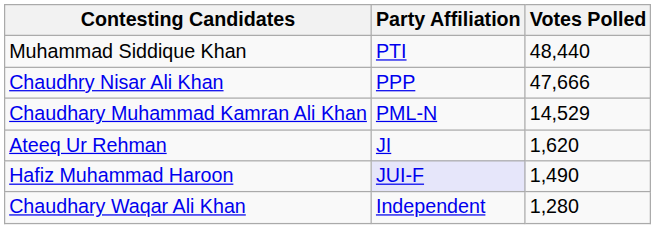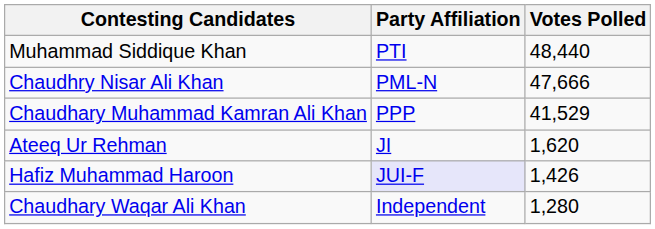(396, 82) PPP -> (407, 82) PML-N
(407, 113) PML-N -> (396, 113) PPP
(560, 113) 14,529 -> (560, 113) 41,529
(554, 176) 1,490 -> (554, 176) 1,426
